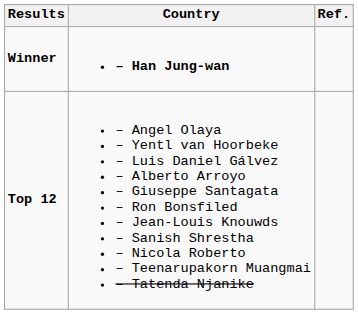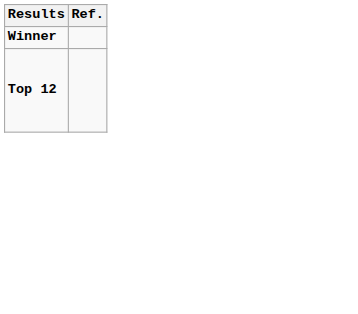- column: (191, 16)
